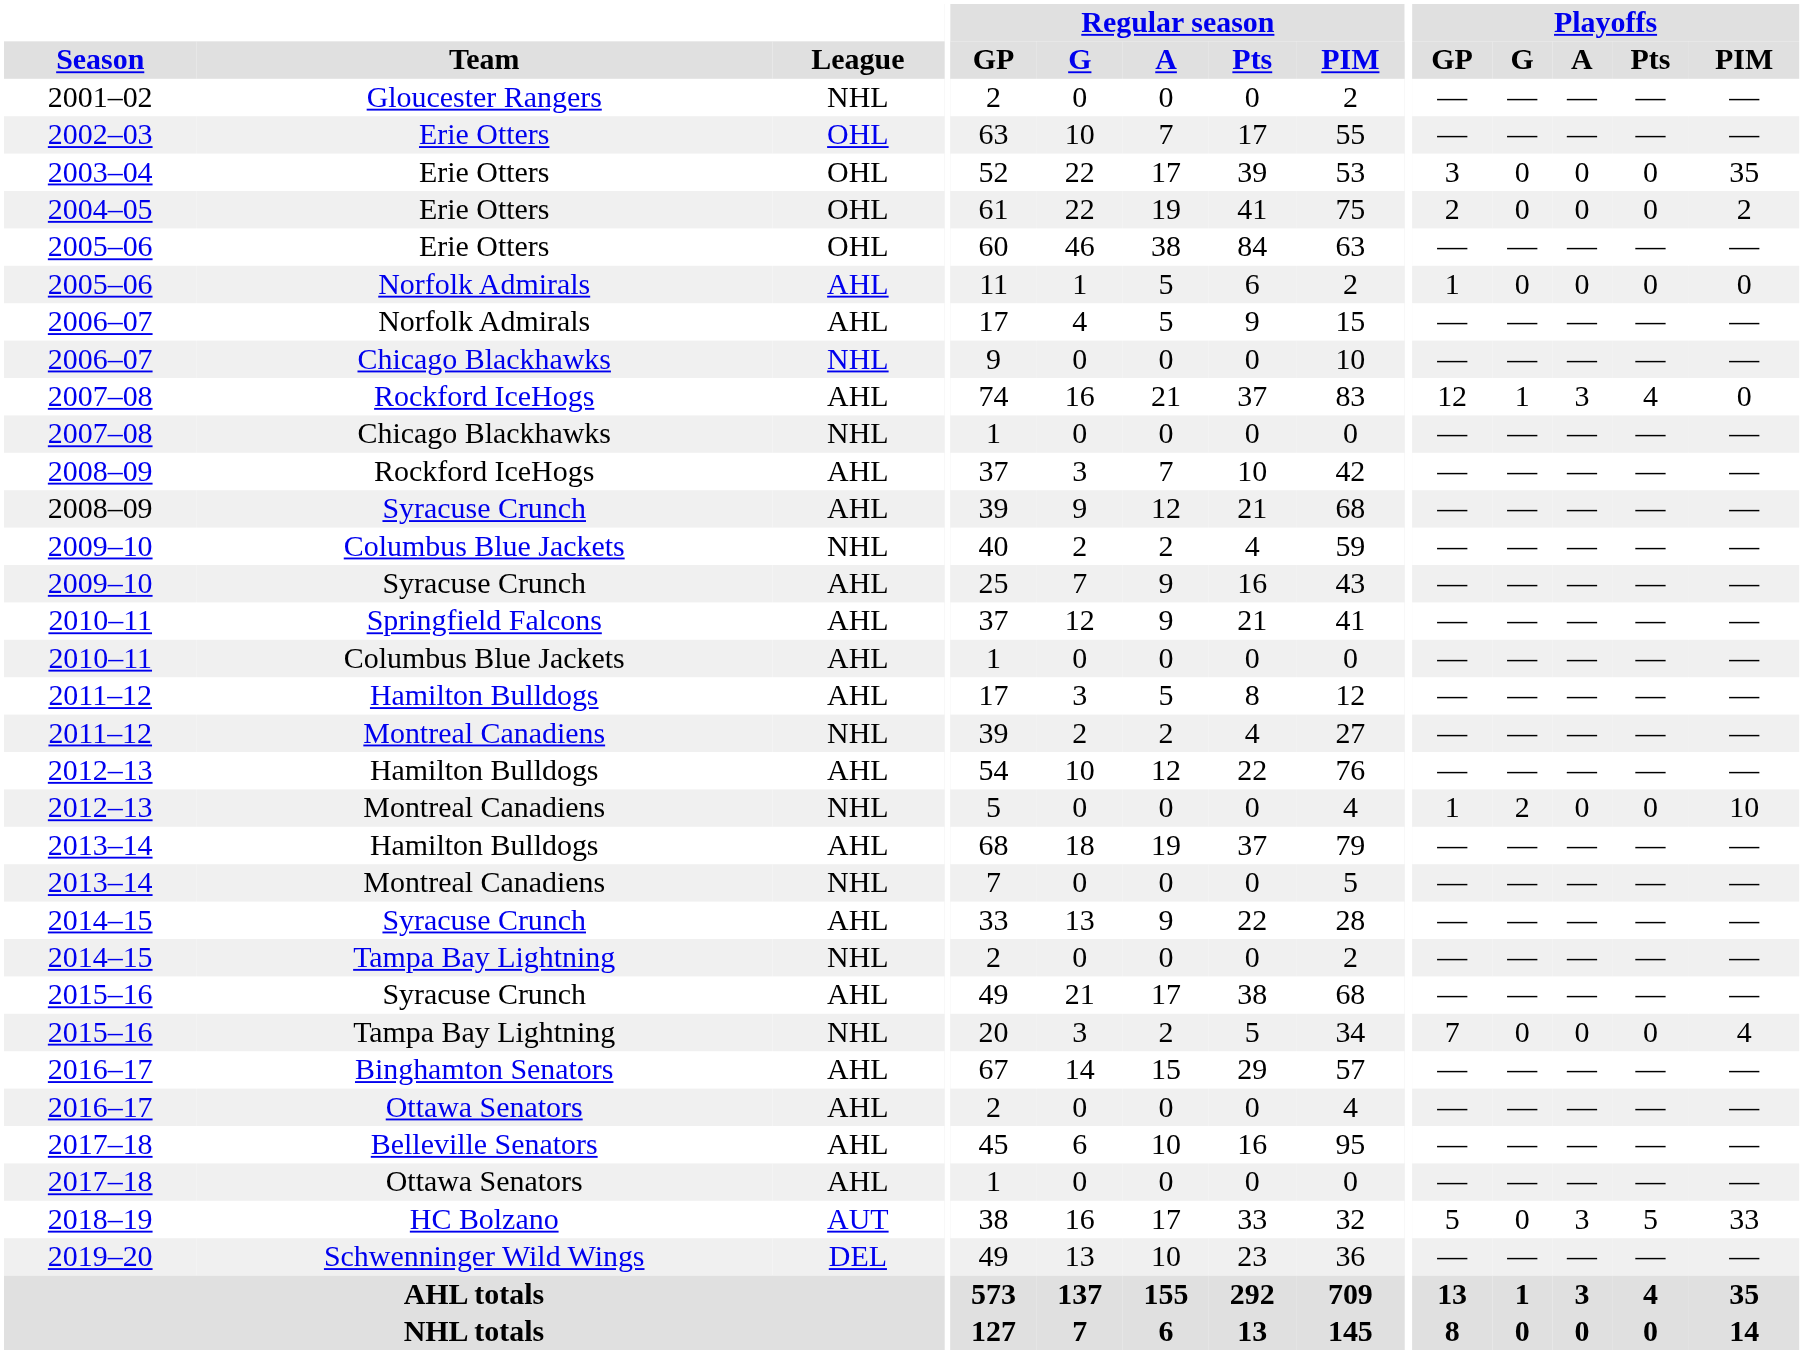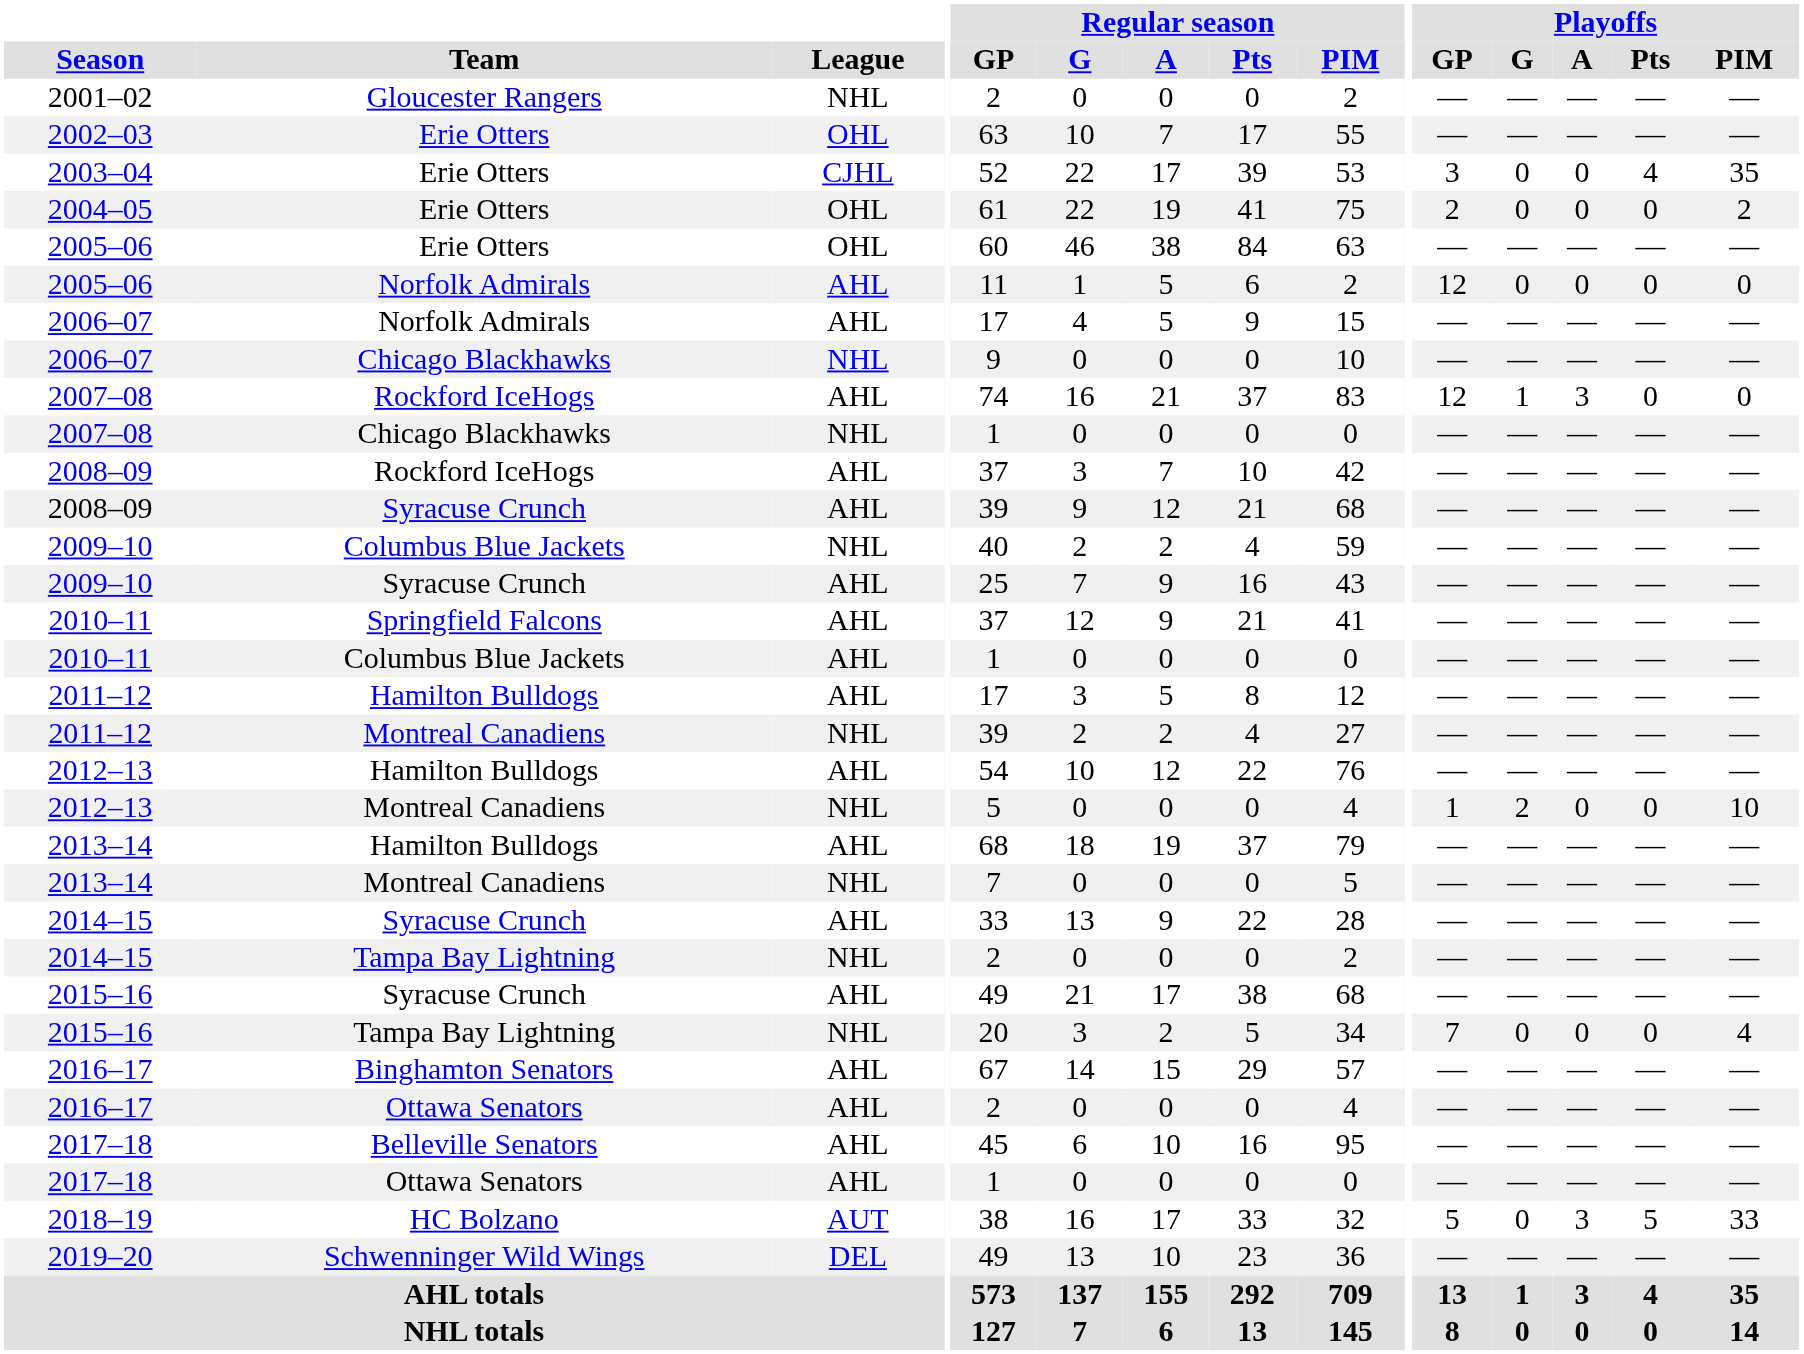(858, 171) OHL -> (858, 171) CJHL
(1650, 171) 0 -> (1650, 171) 4
(1452, 284) 1 -> (1452, 284) 12
(1650, 396) 4 -> (1650, 396) 0
